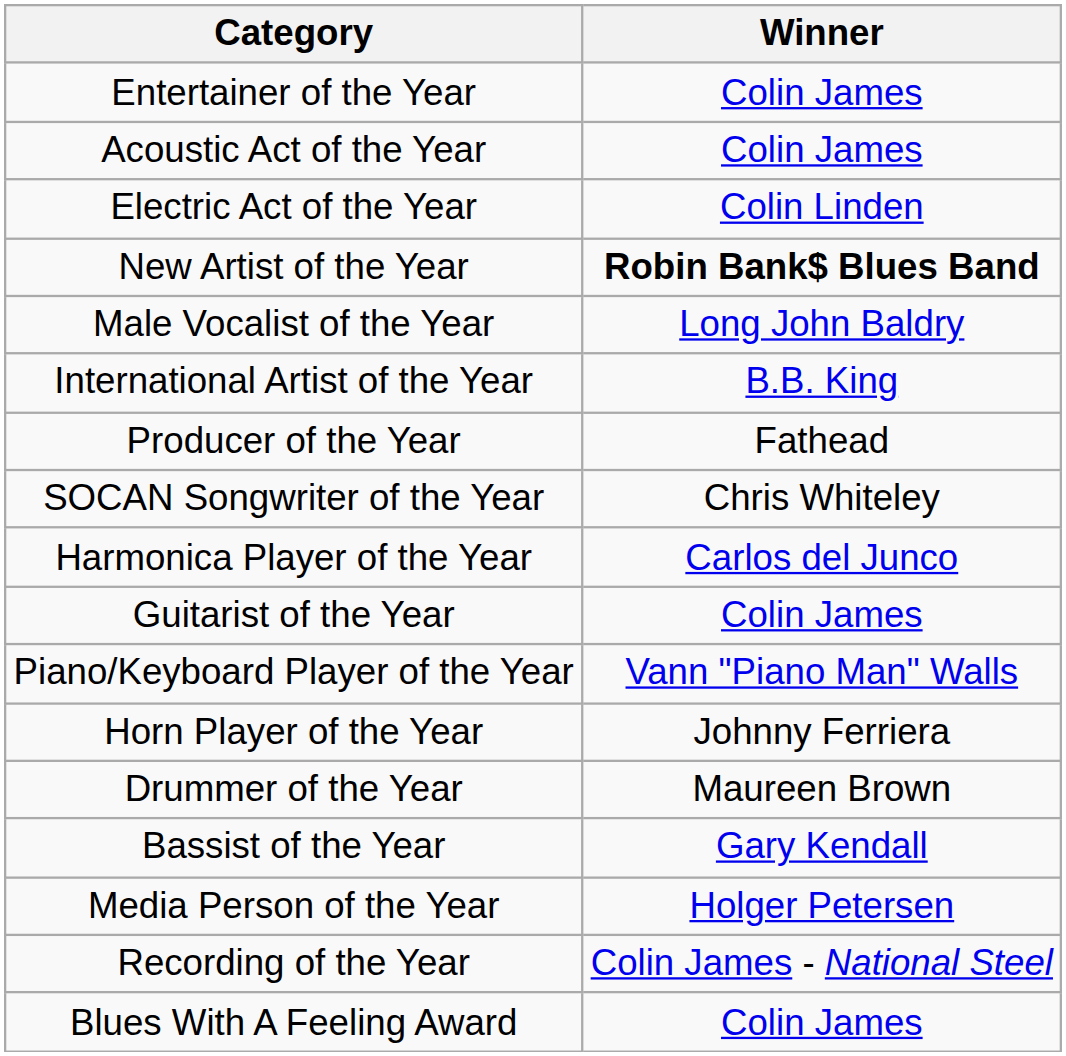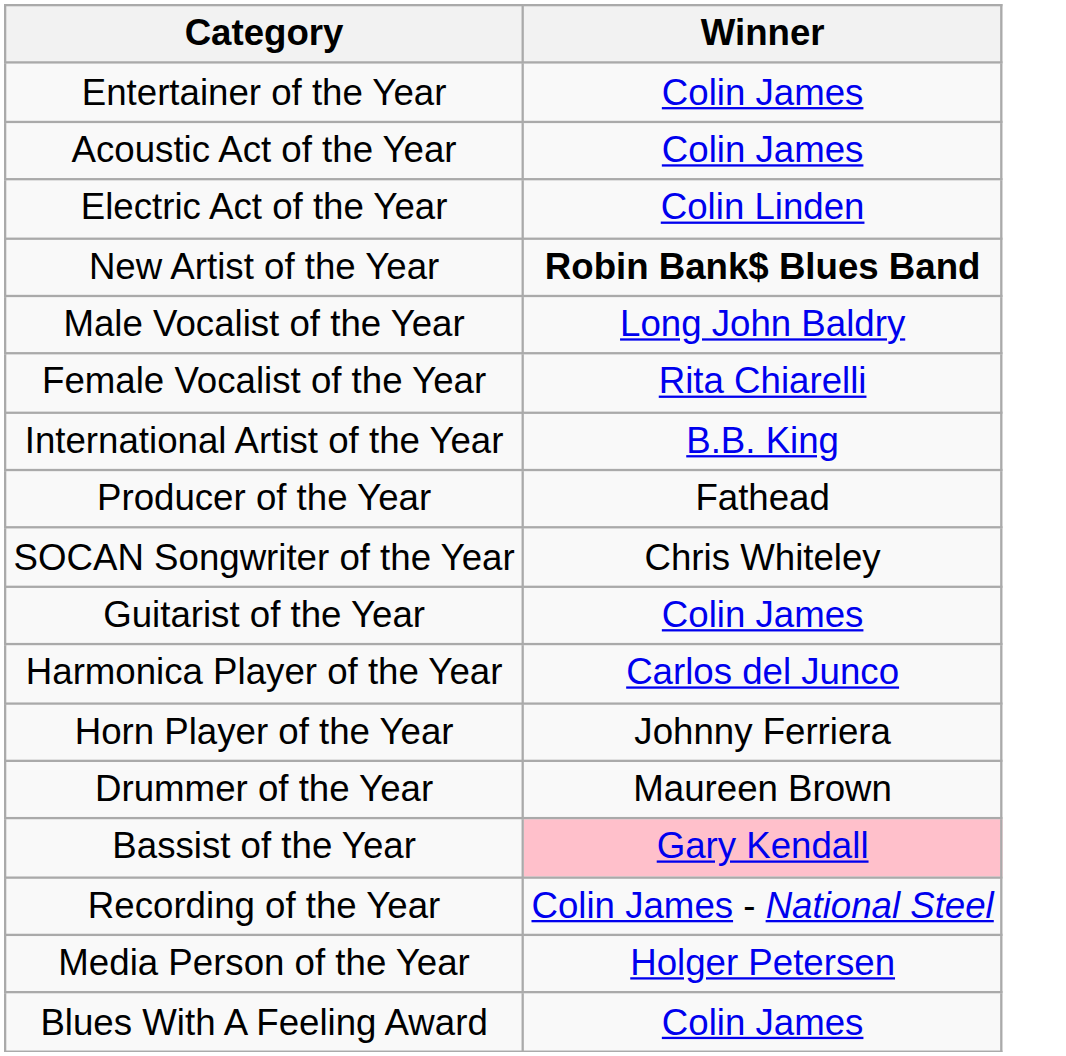+ row: (264, 382)
rows swapped: (294, 614) <-> (294, 556)
- row: (294, 672)
(822, 847) no background -> (763, 847) pink background
rows swapped: (294, 963) <-> (294, 905)
